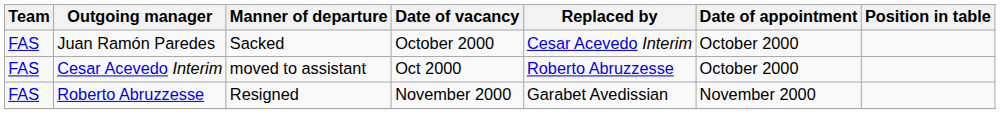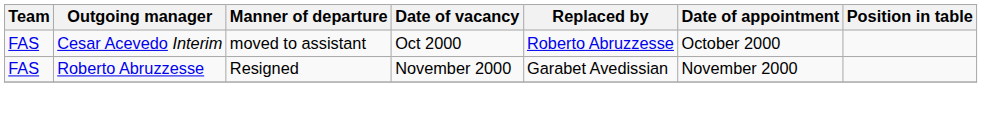- row: (136, 43)
